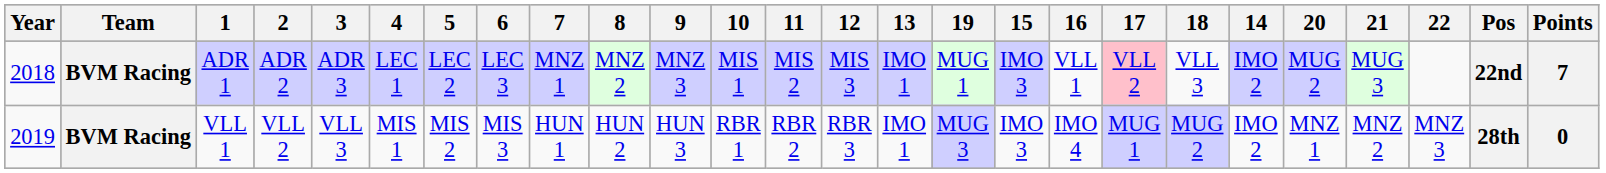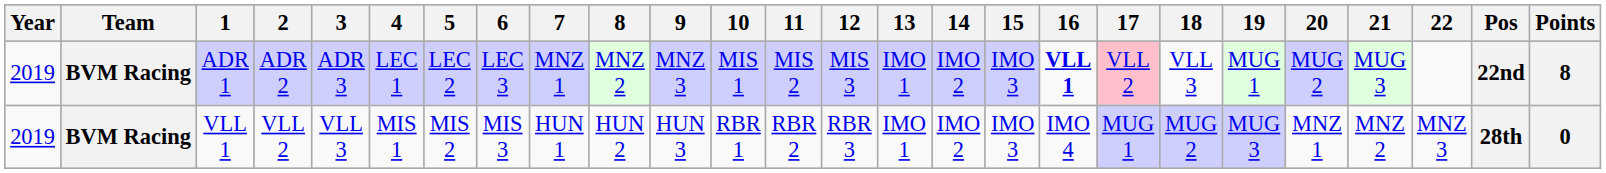columns swapped: (1256, 22) <-> (963, 22)
(33, 72) 2018 -> (33, 72) 2019
(1076, 72) normal -> (1068, 72) bold
(1563, 72) 7 -> (1565, 72) 8
